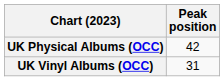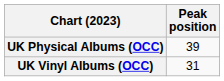(193, 47) 42 -> (193, 47) 39
